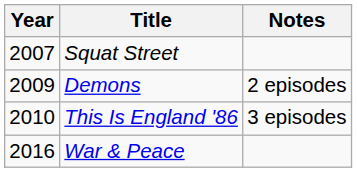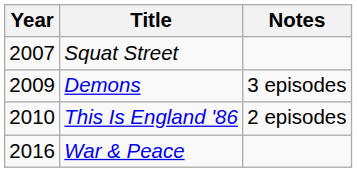(297, 85) 2 episodes -> (297, 85) 3 episodes
(297, 118) 3 episodes -> (297, 118) 2 episodes
